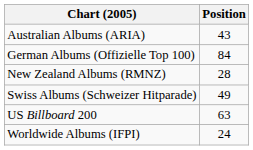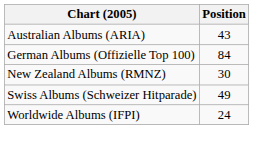(224, 74) 28 -> (224, 74) 30
- row: (52, 114)
